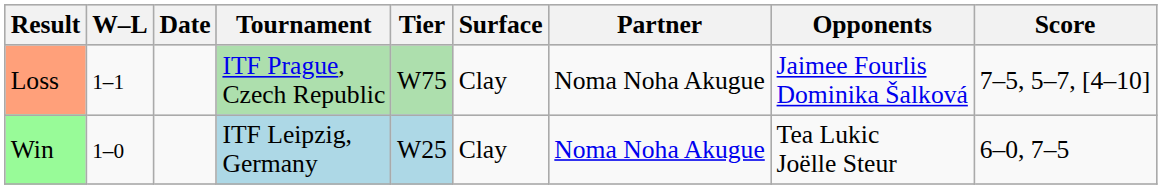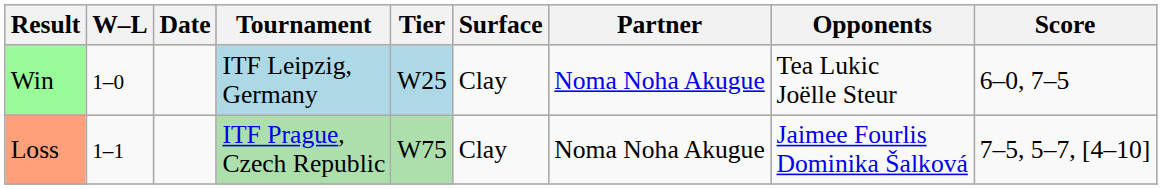rows swapped: (32, 149) <-> (35, 79)
